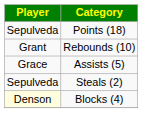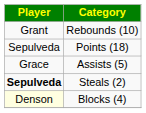rows swapped: (99, 30) <-> (99, 47)
(33, 82) normal -> (34, 82) bold
